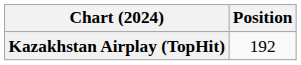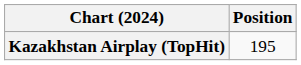(263, 45) 192 -> (263, 45) 195
